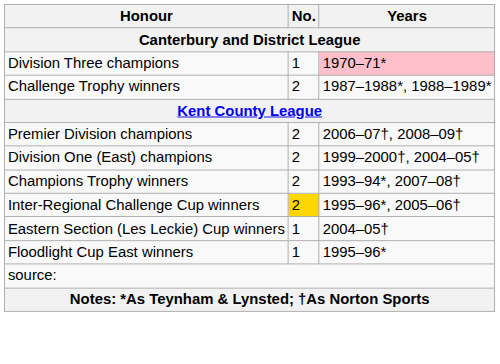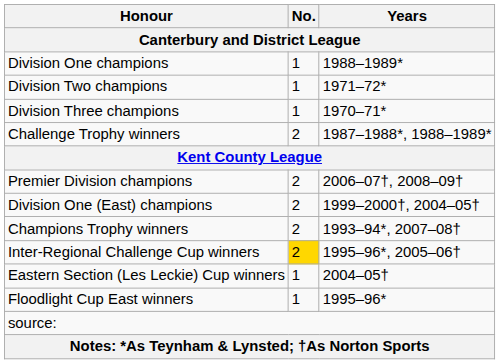+ row: (88, 63)
+ row: (88, 87)
(355, 63) pink background -> (355, 110) no background
